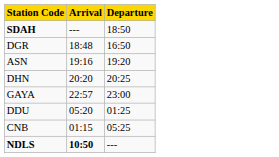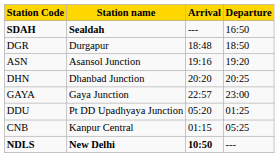+ column: (126, 12)
(119, 29) 18:50 -> (237, 29) 16:50
(119, 45) 16:50 -> (237, 45) 18:50
